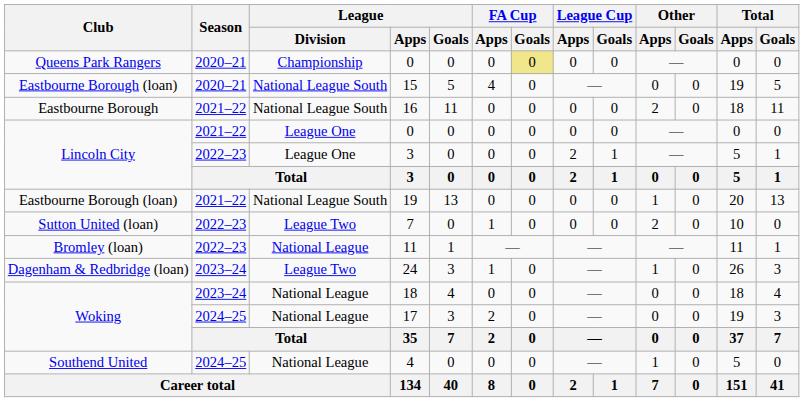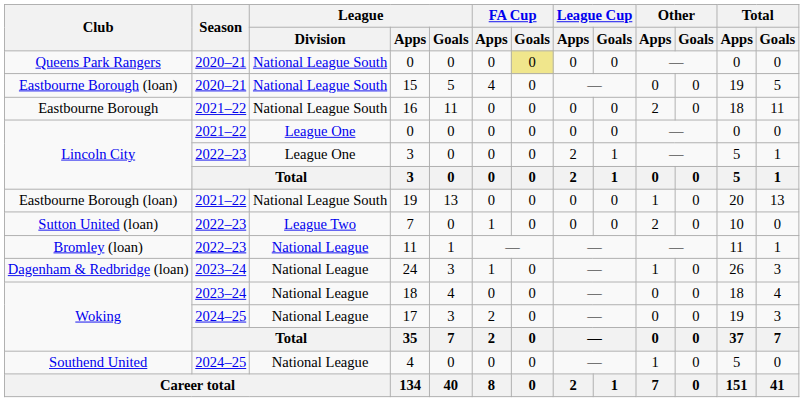(320, 62) Championship -> (320, 62) National League South
(320, 270) League Two -> (320, 270) National League
